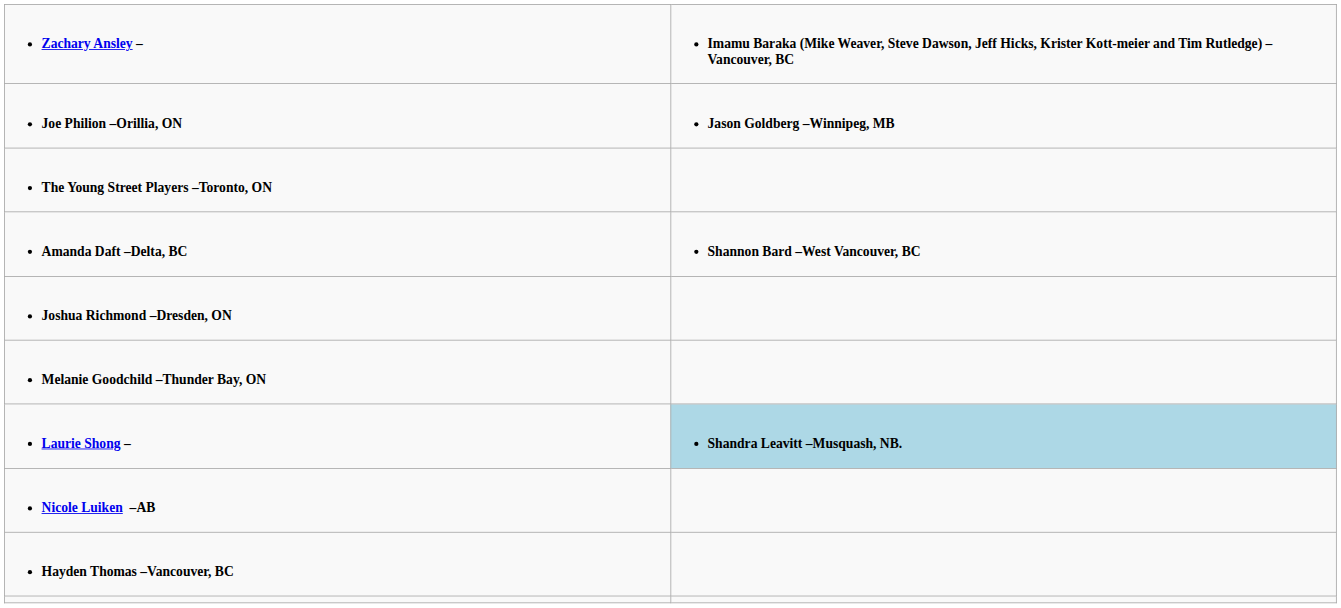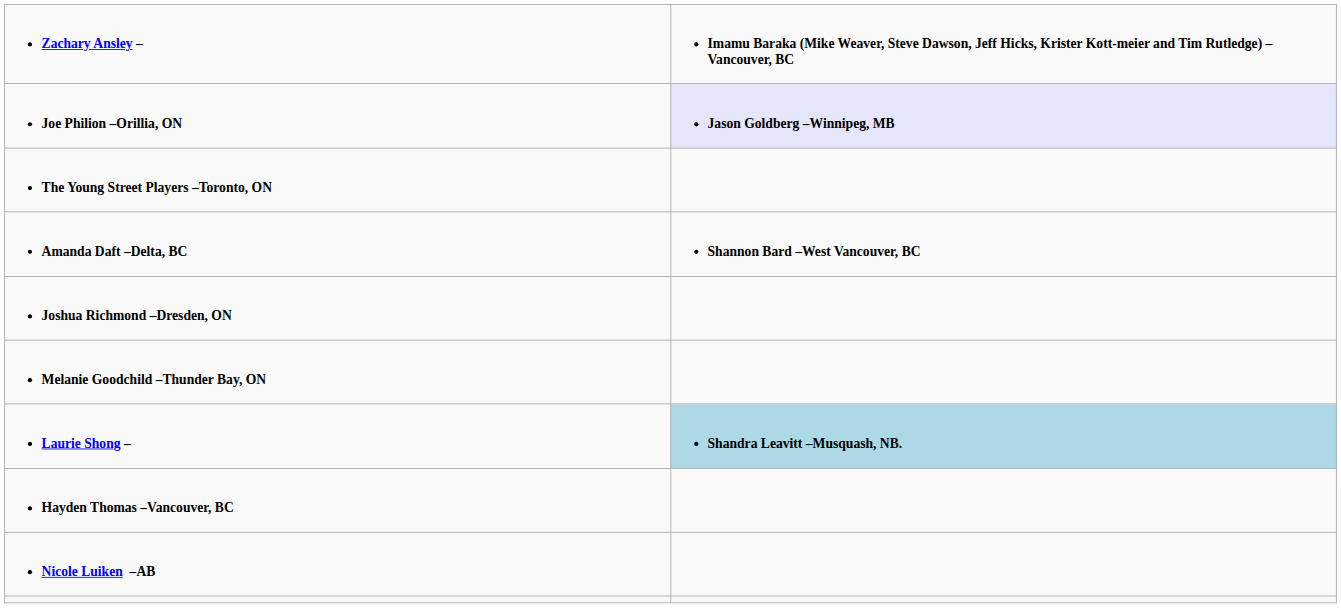(1003, 123) no background -> (1003, 123) lavender background
rows swapped: (337, 572) <-> (337, 508)
